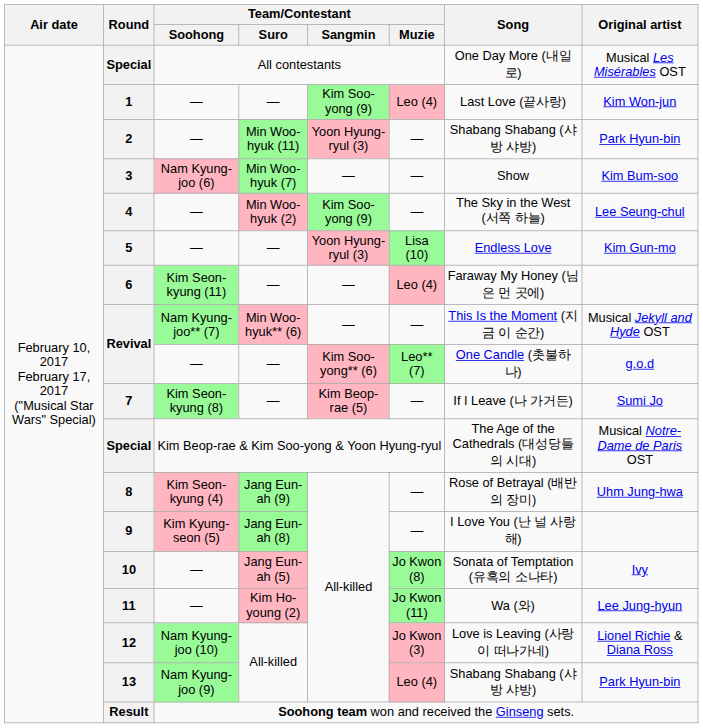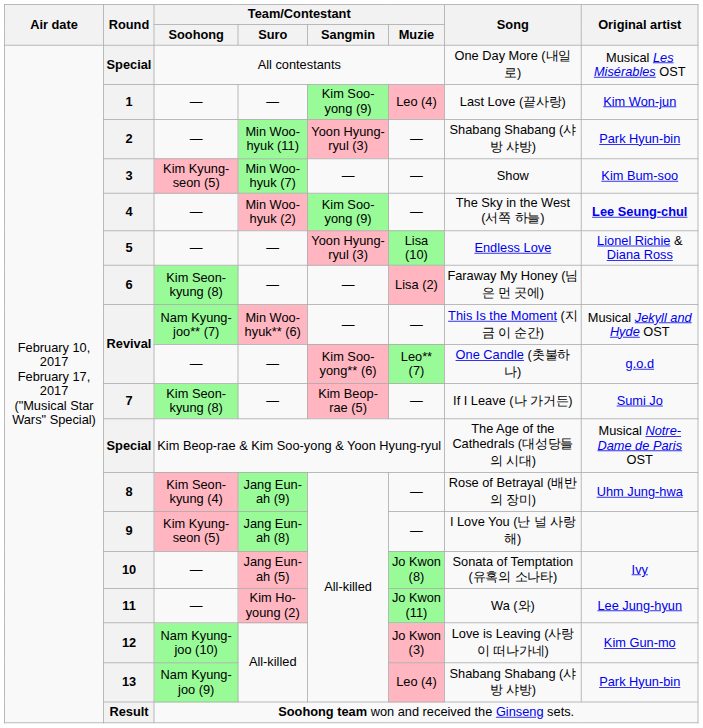(196, 176) Nam Kyung-joo (6) -> (196, 176) Kim Kyung-seon (5)
(640, 212) normal -> (640, 212) bold
(640, 247) Kim Gun-mo -> (640, 247) Lionel Richie & Diana Ross
(196, 285) Kim Seon-kyung (11) -> (196, 285) Kim Seon-kyung (8)
(417, 285) Leo (4) -> (416, 285) Lisa (2)
(640, 642) Lionel Richie & Diana Ross -> (640, 642) Kim Gun-mo
